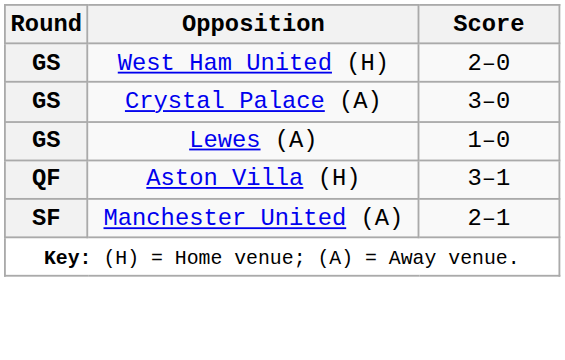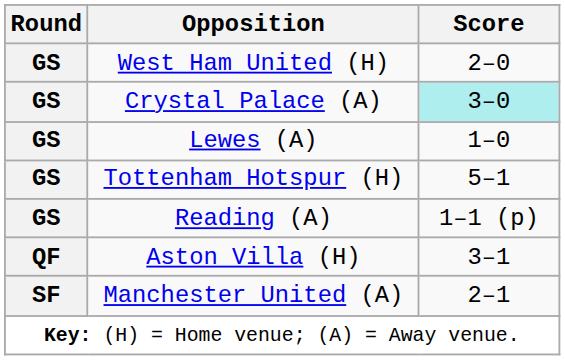(489, 102) no background -> (489, 102) paleturquoise background
+ row: (253, 179)
+ row: (253, 218)
